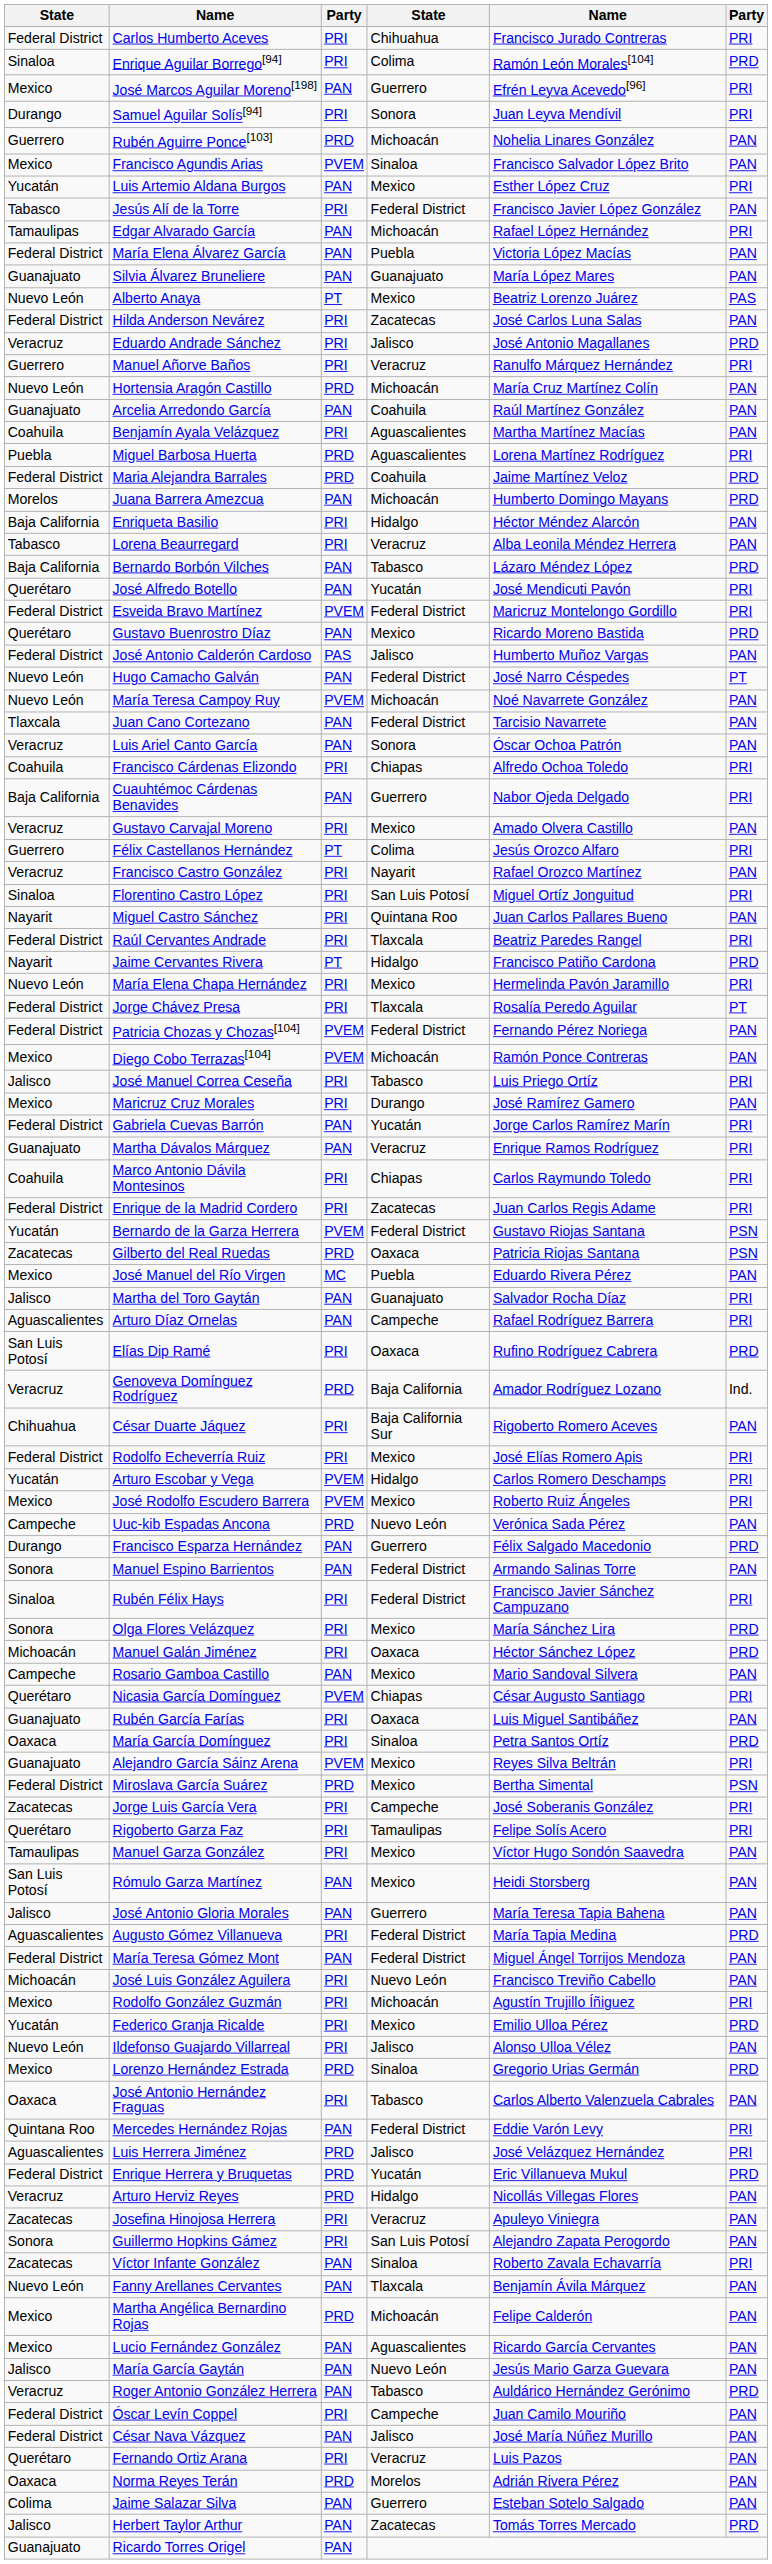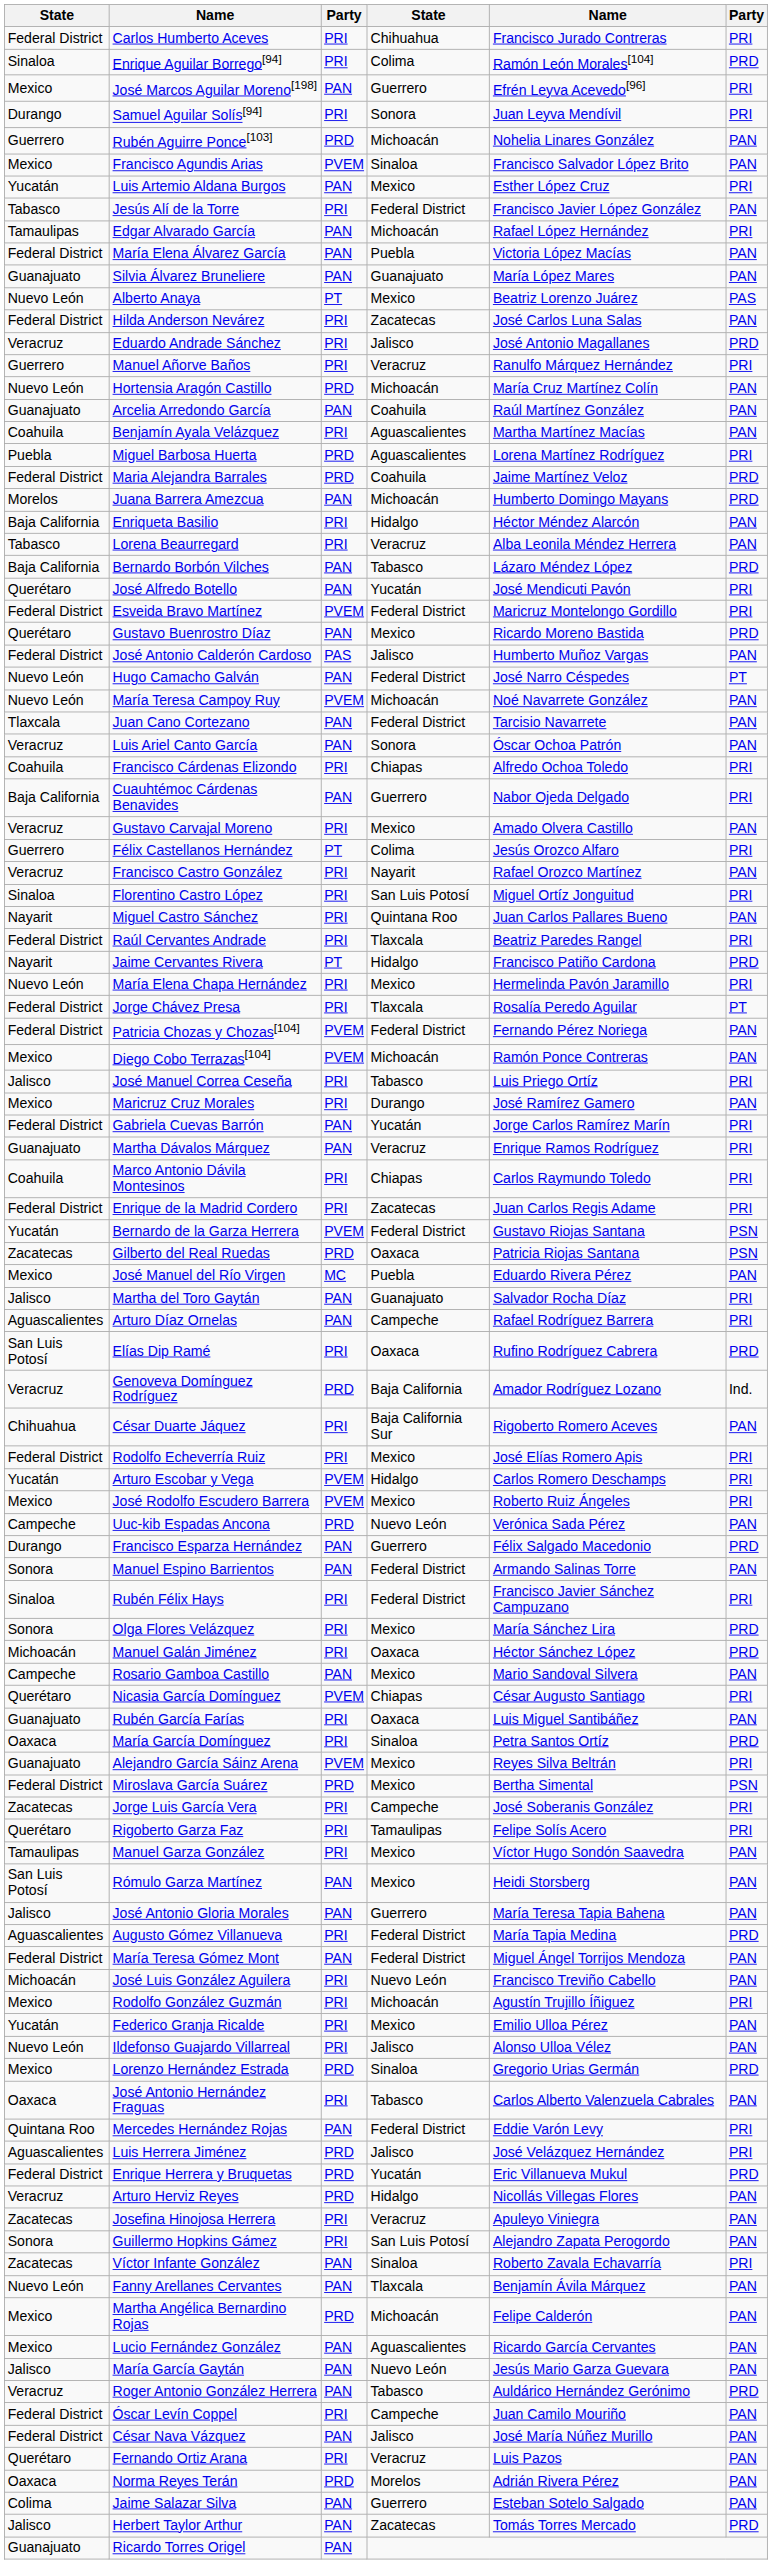(744, 2025) PRD -> (743, 2025) PAN
